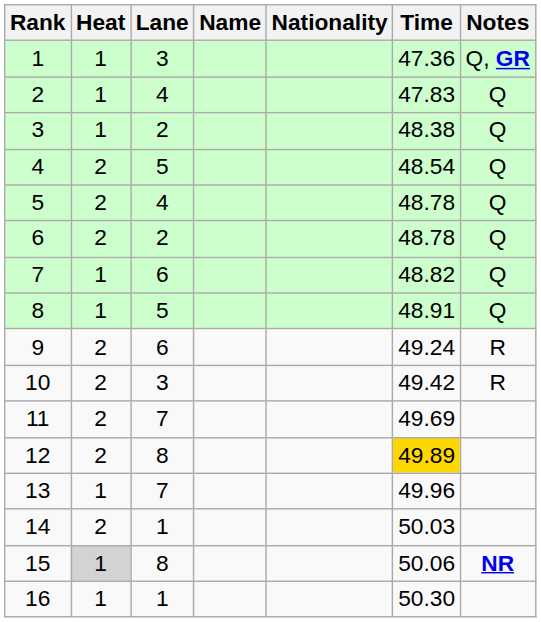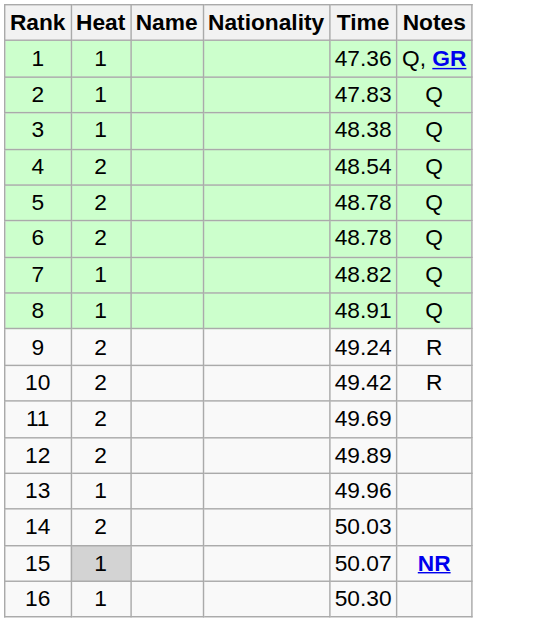- column: (162, 22)
(427, 454) gold background -> (363, 454) no background
(427, 563) 50.06 -> (363, 563) 50.07
